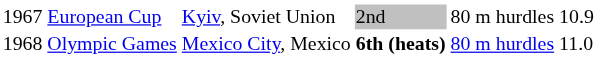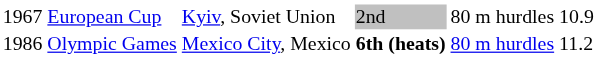(23, 44) 1968 -> (23, 44) 1986
(576, 44) 11.0 -> (576, 44) 11.2
